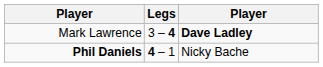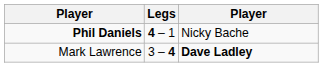rows swapped: (100, 33) <-> (107, 52)
